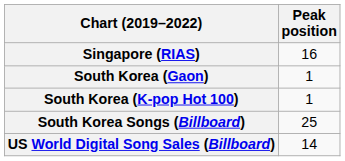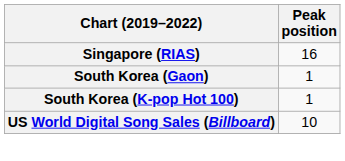- row: (141, 122)
(309, 144) 14 -> (309, 122) 10
